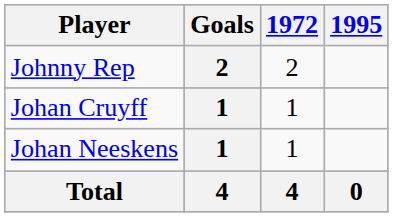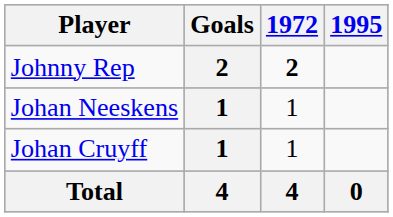(292, 66) normal -> (292, 66) bold
rows swapped: (79, 107) <-> (94, 149)
